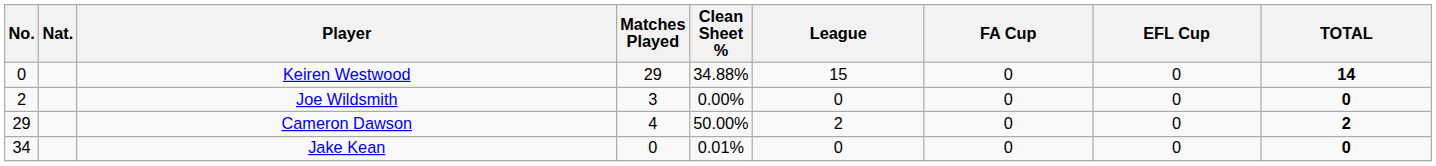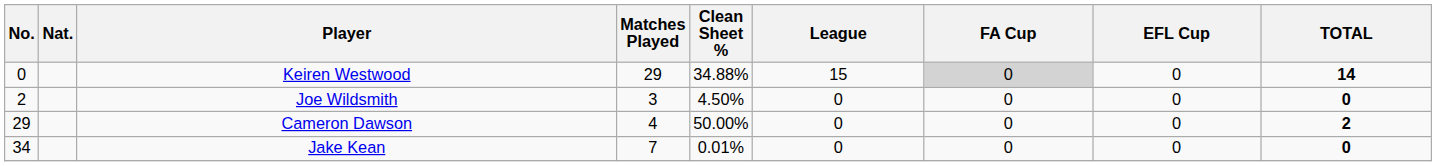(1008, 74) no background -> (1008, 74) lightgrey background
(721, 99) 0.00% -> (721, 99) 4.50%
(838, 123) 2 -> (838, 123) 0
(653, 148) 0 -> (653, 148) 7
